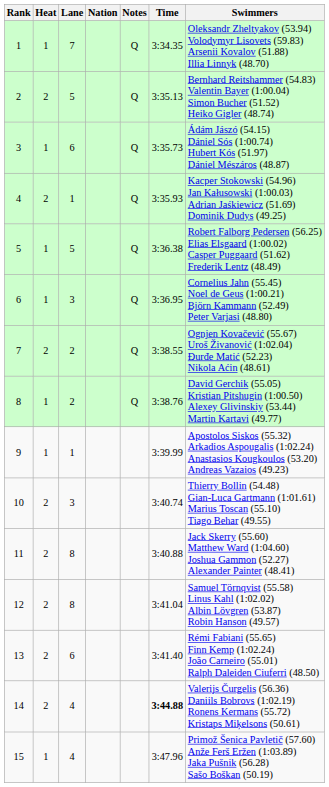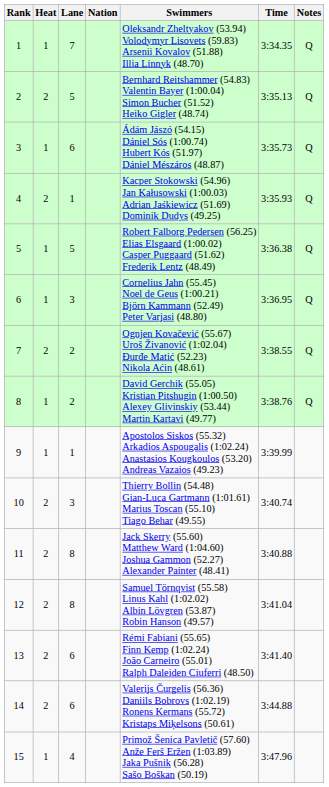columns swapped: (255, 12) <-> (135, 12)
(72, 706) 4 -> (72, 706) 6
(167, 706) bold -> (277, 706) normal
